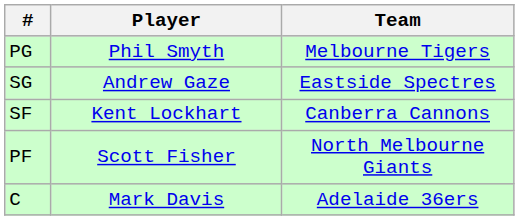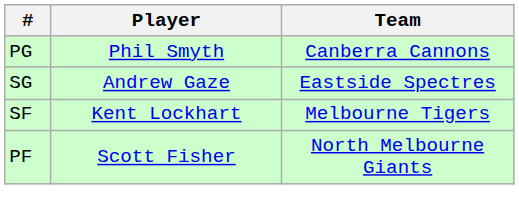(398, 52) Melbourne Tigers -> (398, 52) Canberra Cannons
(398, 114) Canberra Cannons -> (398, 114) Melbourne Tigers
- row: (15, 199)
